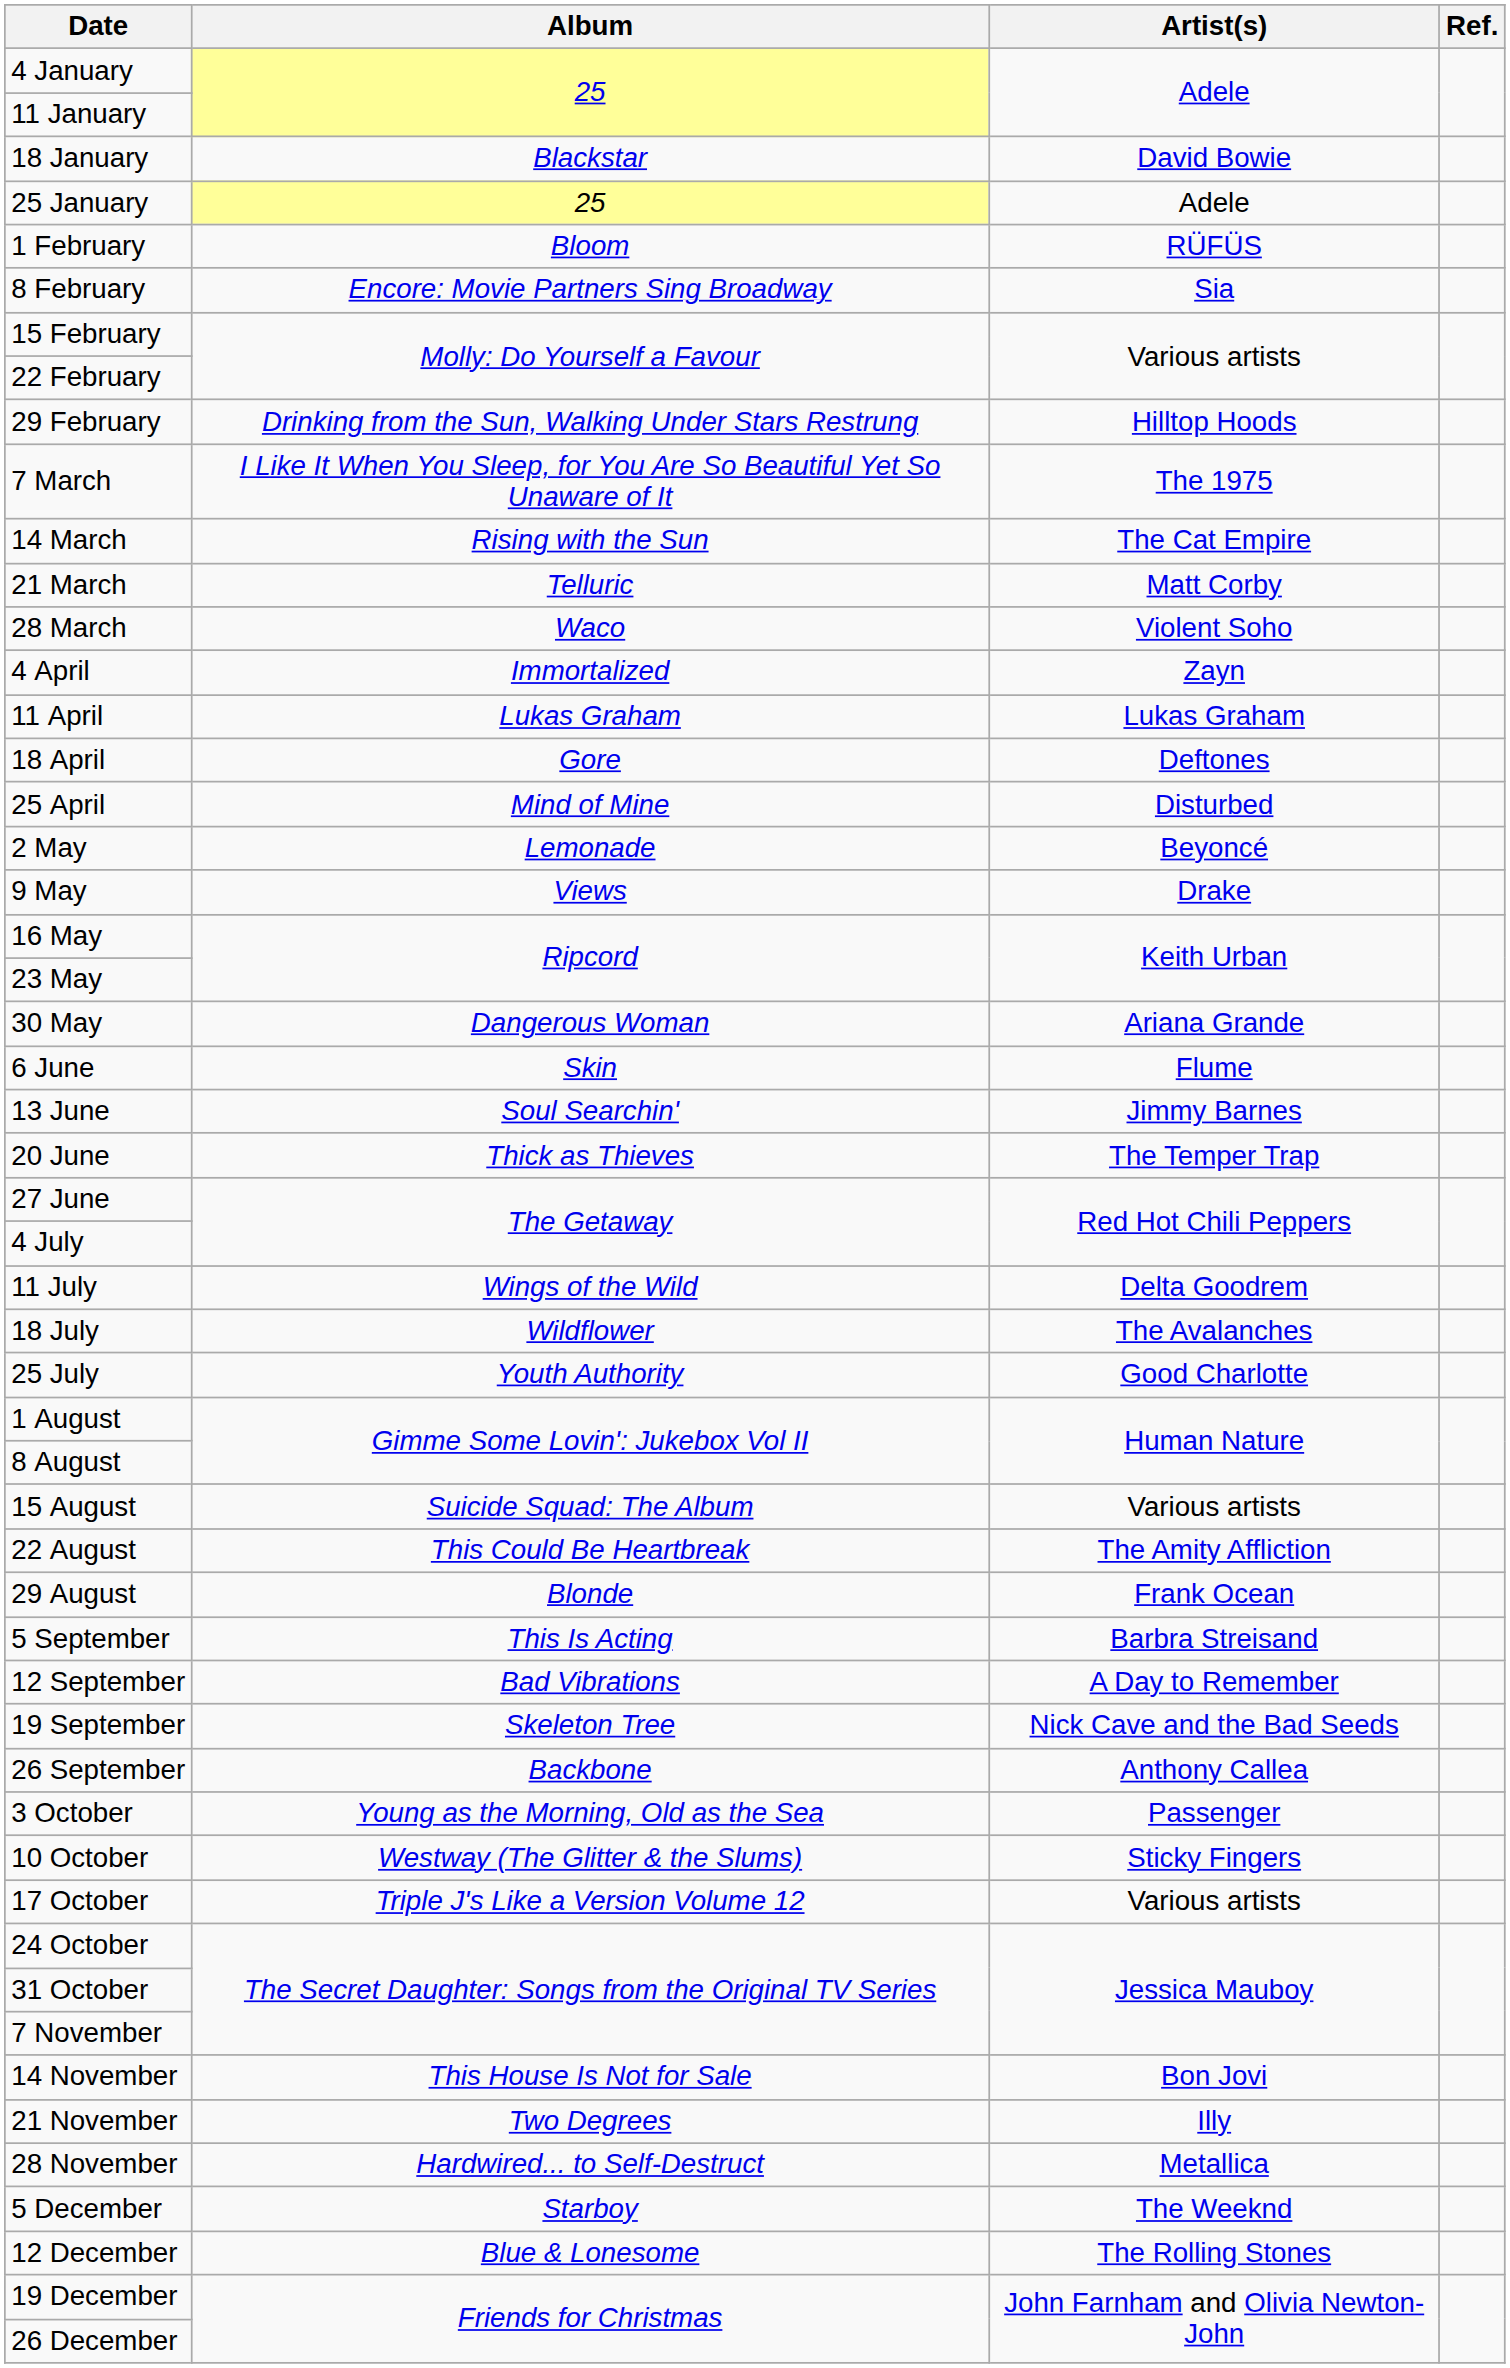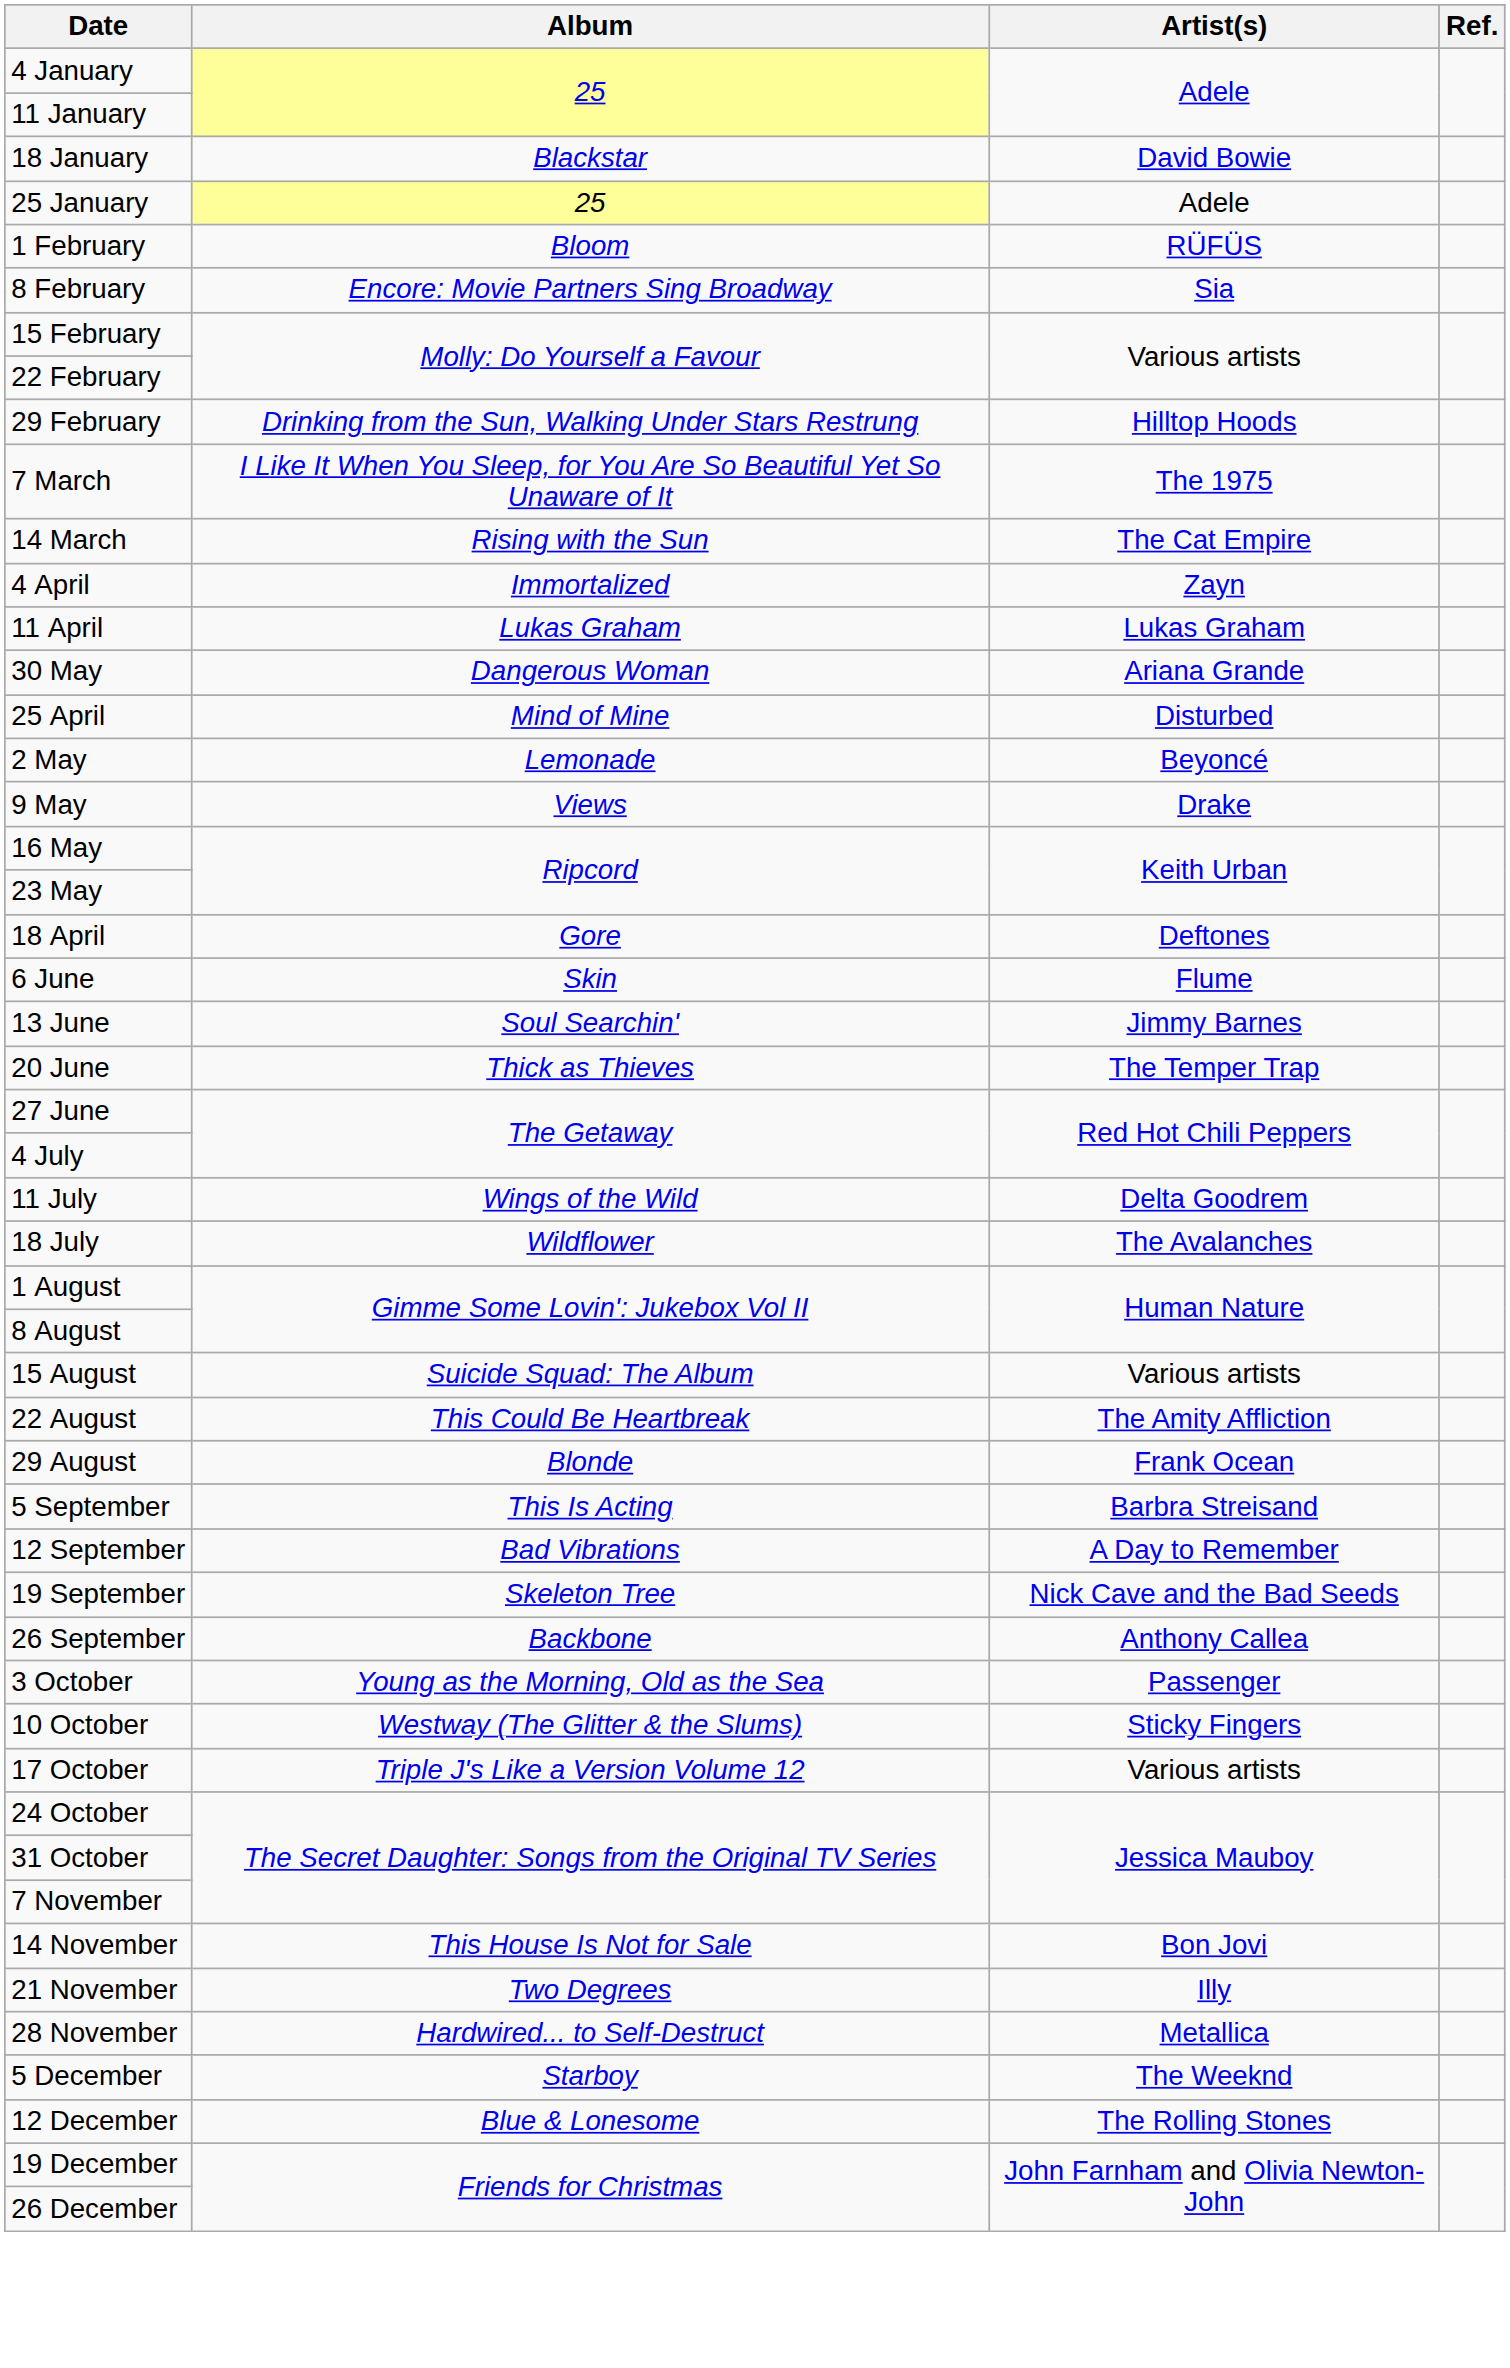- row: (69, 584)
- row: (69, 628)
rows swapped: (58, 759) <-> (57, 1023)
- row: (55, 1374)
